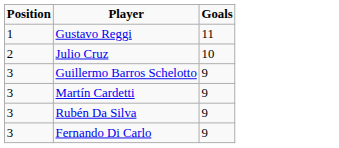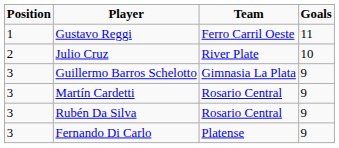+ column: (249, 14)
